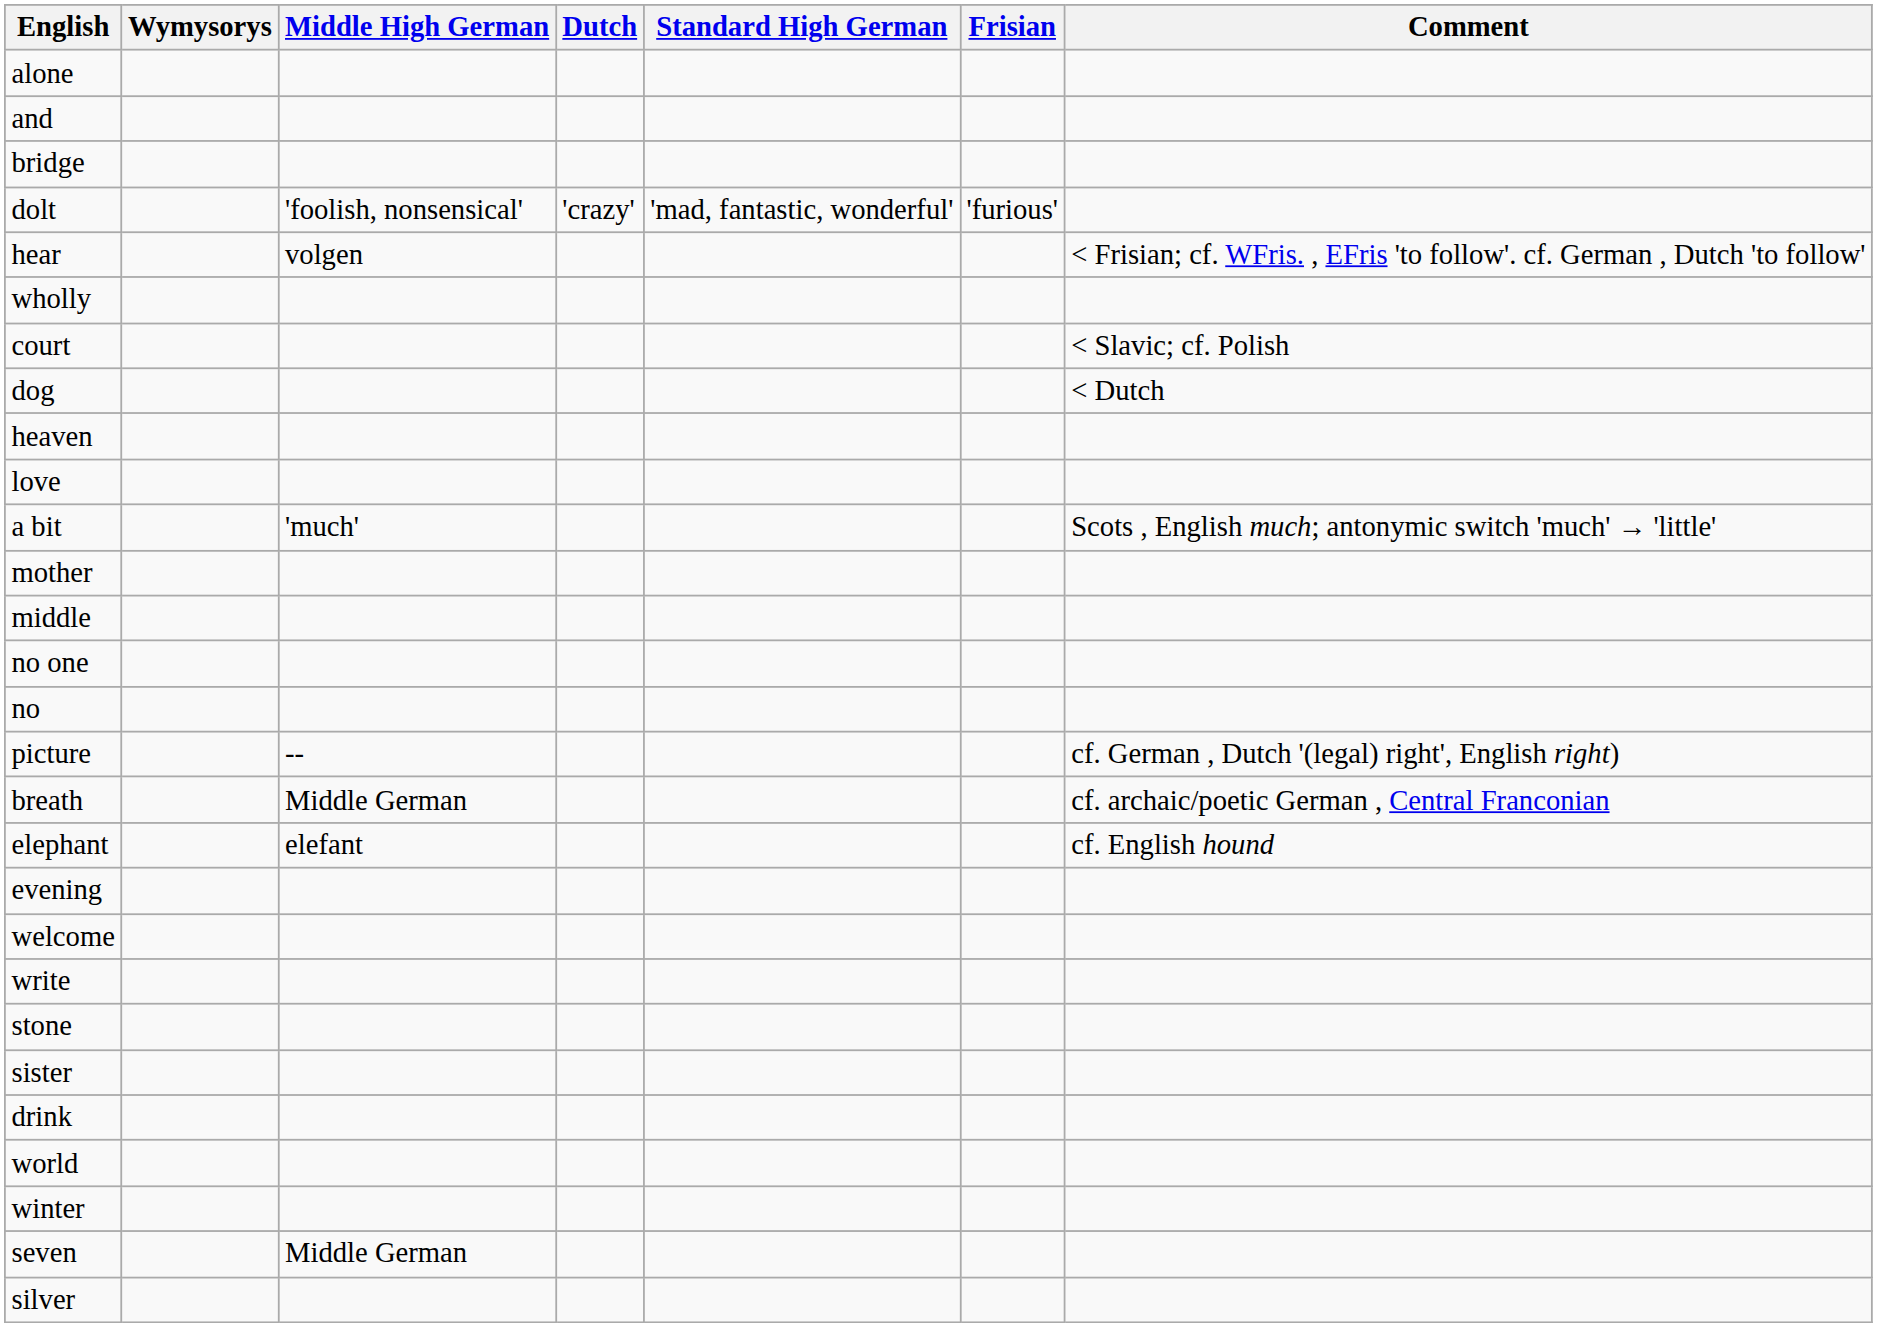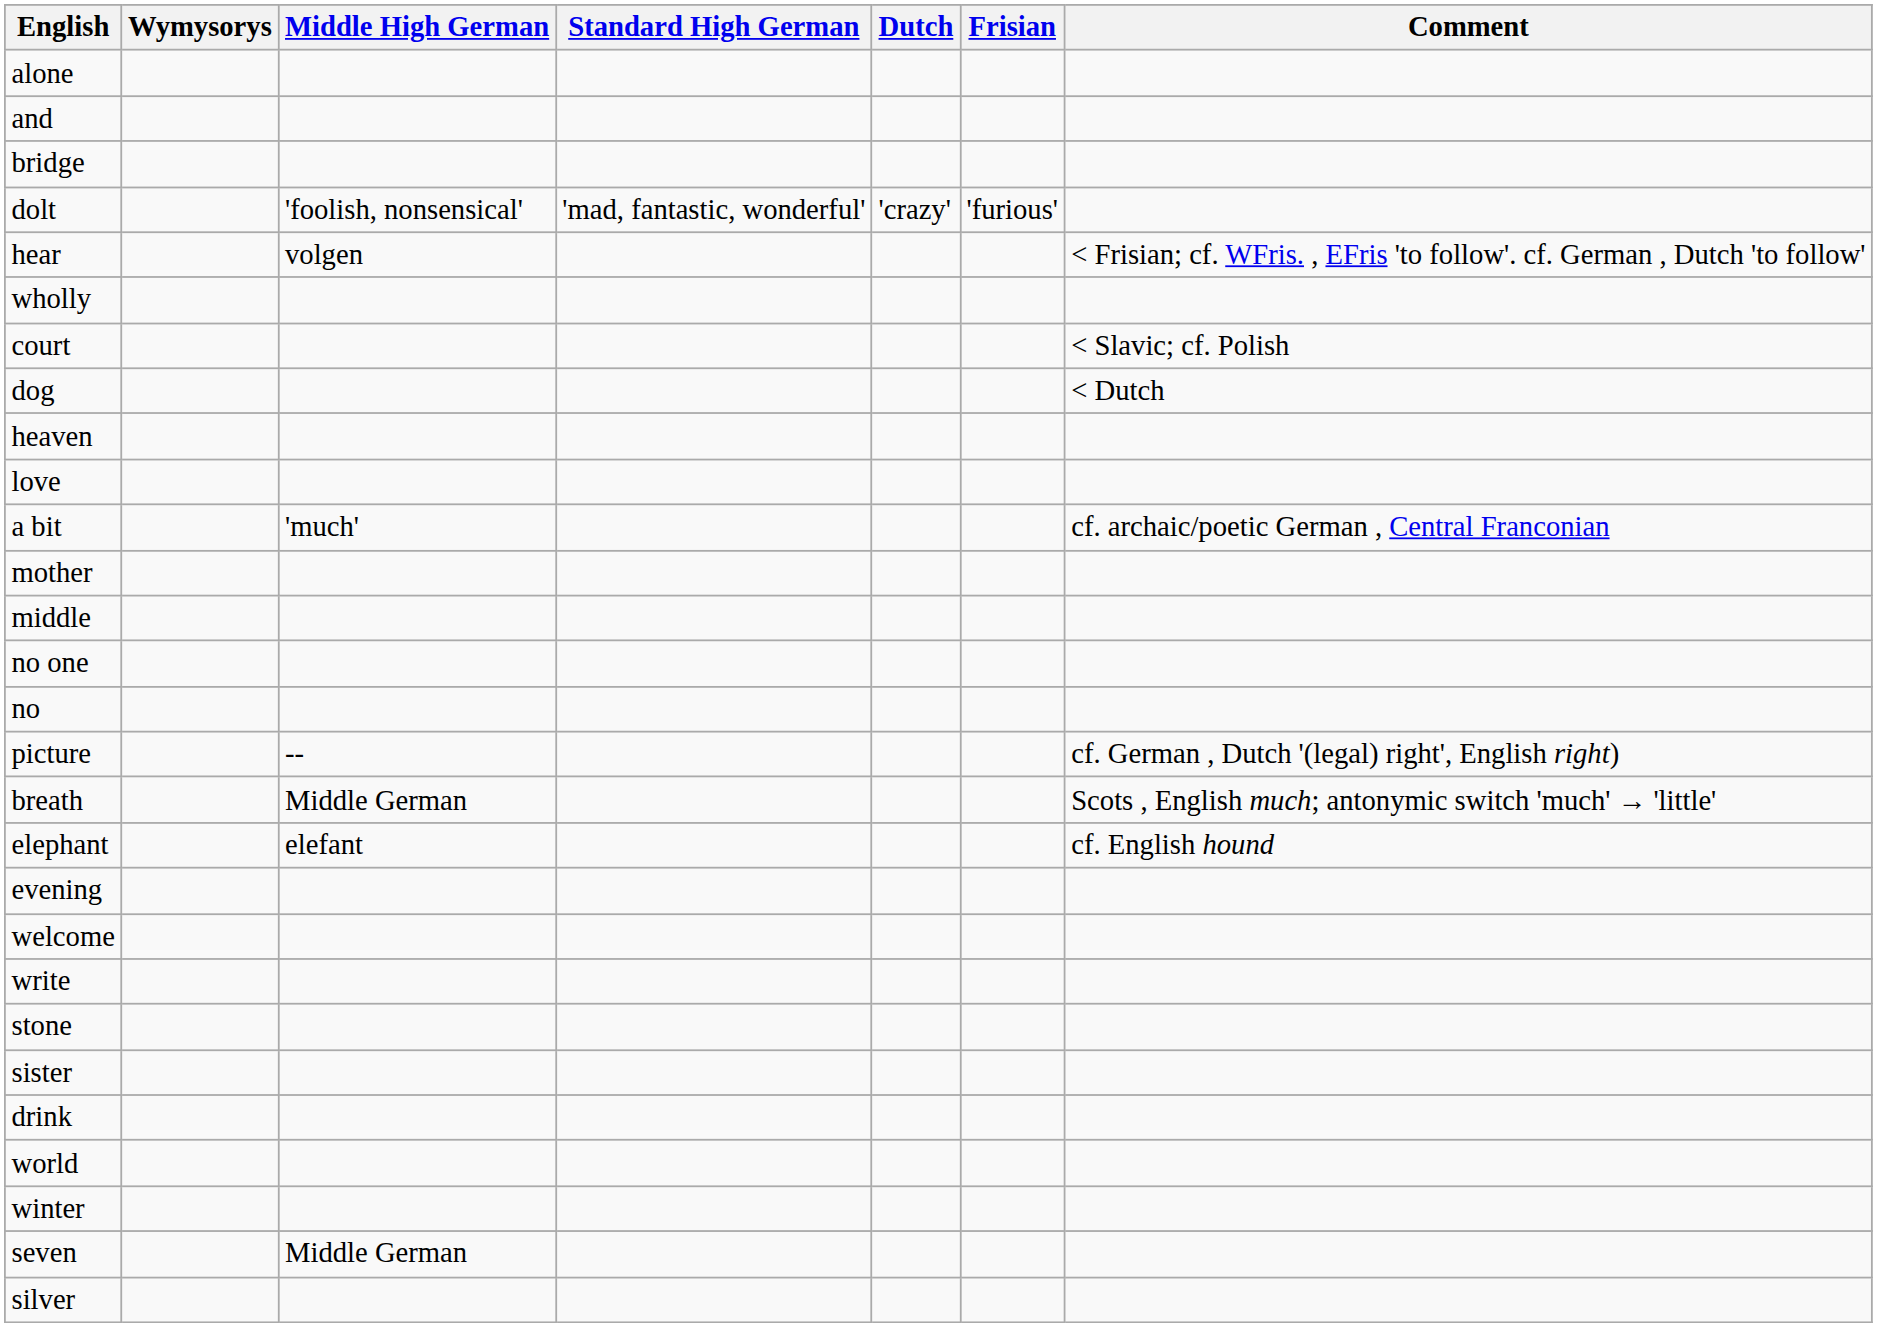columns swapped: (802, 27) <-> (600, 27)
(1394, 526) Scots , English much; antonymic switch 'much' → 'little' -> (1340, 526) cf. archaic/poetic German , Central Franconian
(1340, 799) cf. archaic/poetic German , Central Franconian -> (1394, 799) Scots , English much; antonymic switch 'much' → 'little'
